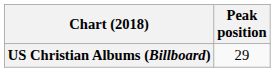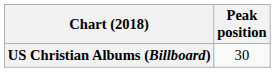(242, 55) 29 -> (242, 55) 30
